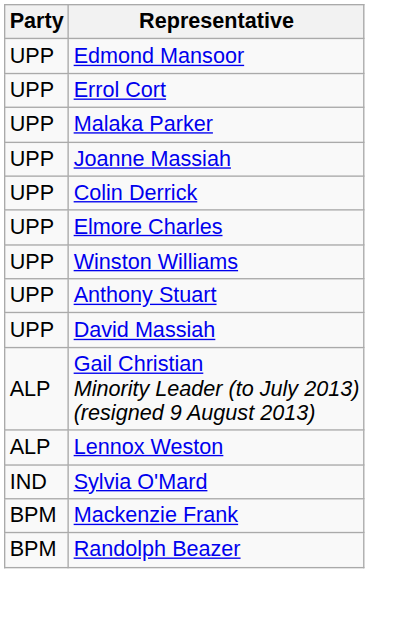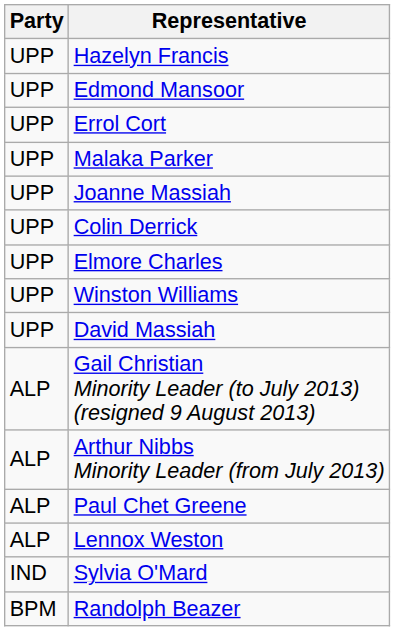+ row: (151, 55)
- row: (145, 295)
+ row: (229, 459)
+ row: (160, 505)
- row: (156, 515)
